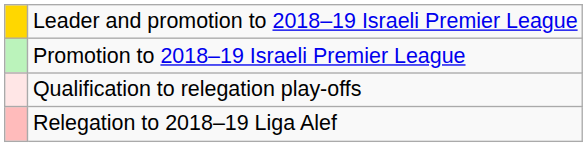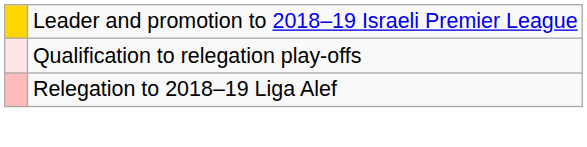- row: (249, 55)
